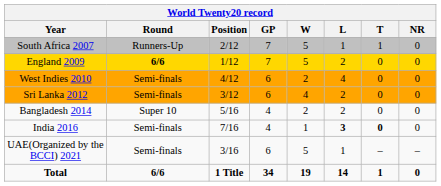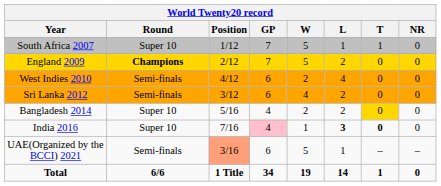(158, 45) Runners-Up -> (158, 45) Super 10
(229, 45) 2/12 -> (229, 45) 1/12
(158, 62) 6/6 -> (158, 62) Champions
(229, 62) 1/12 -> (229, 62) 2/12
(380, 111) no background -> (380, 111) gold background
(158, 128) Semi-finals -> (158, 128) Super 10
(268, 128) no background -> (268, 128) pink background
(229, 150) no background -> (229, 150) lightsalmon background
